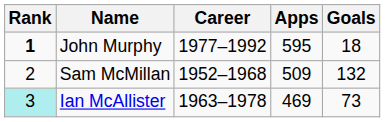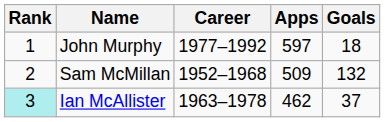(30, 46) bold -> (30, 46) normal
(297, 46) 595 -> (297, 46) 597
(297, 102) 469 -> (297, 102) 462
(351, 102) 73 -> (351, 102) 37
